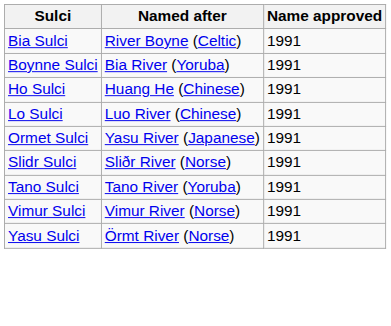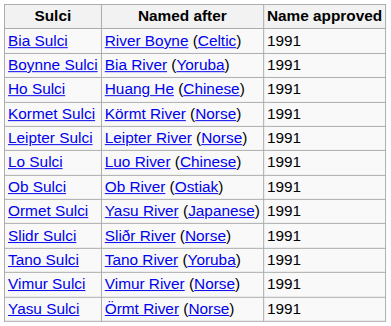+ row: (52, 114)
+ row: (50, 138)
+ row: (37, 187)
